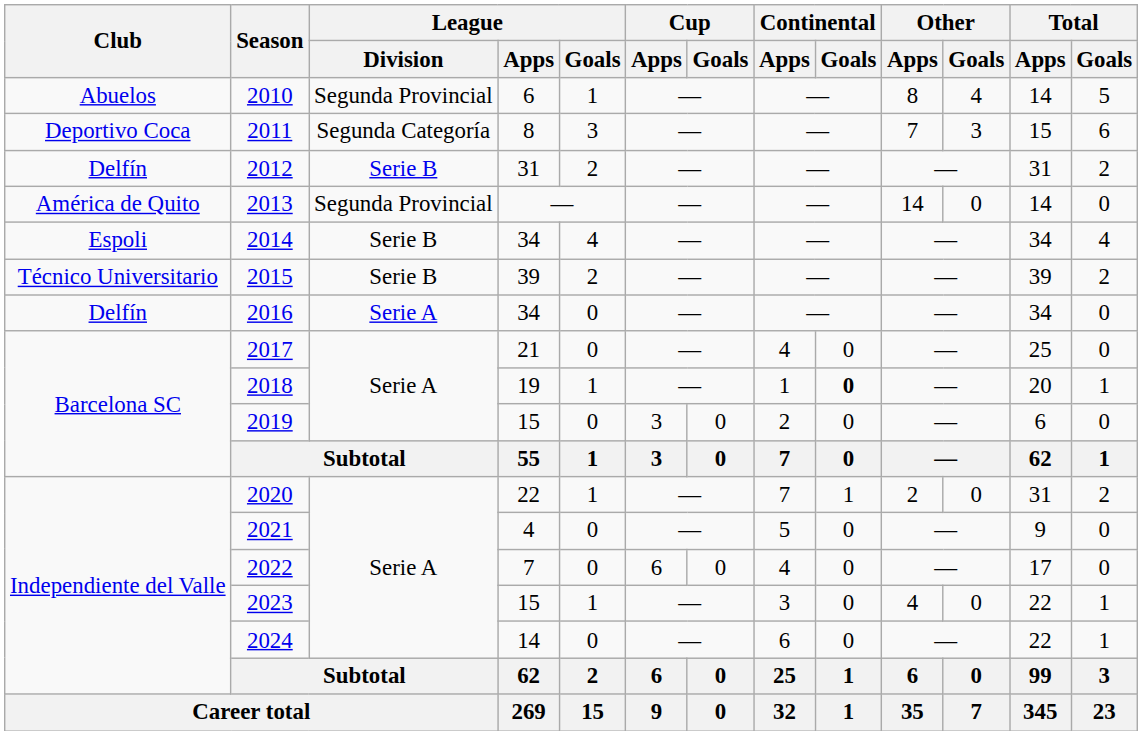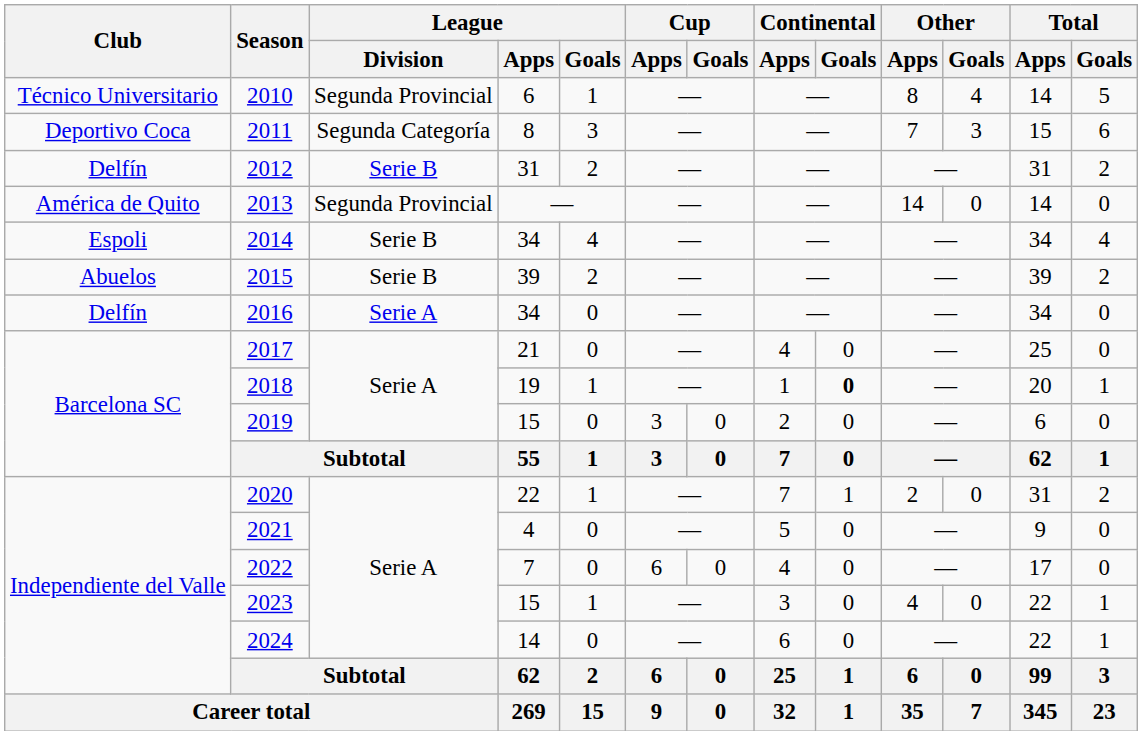(118, 95) Abuelos -> (118, 95) Técnico Universitario
(118, 276) Técnico Universitario -> (118, 276) Abuelos
